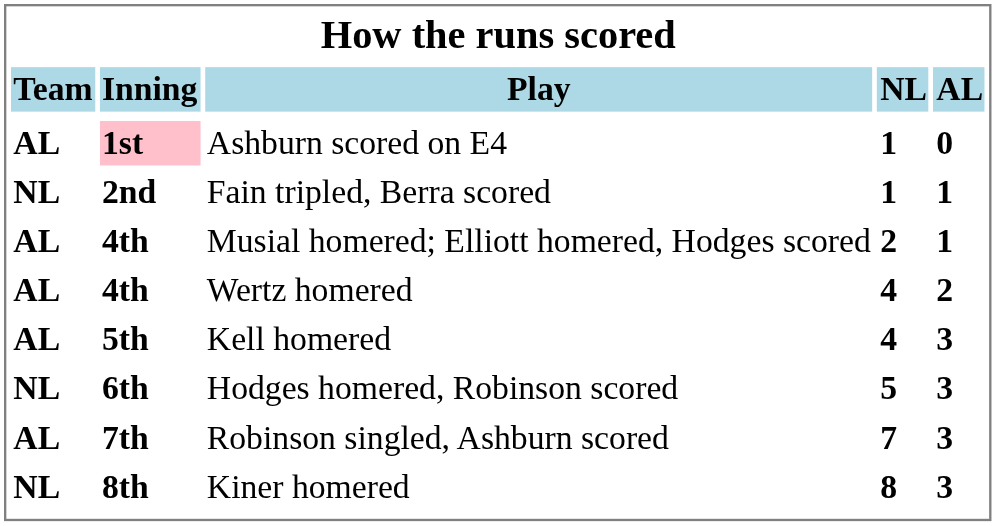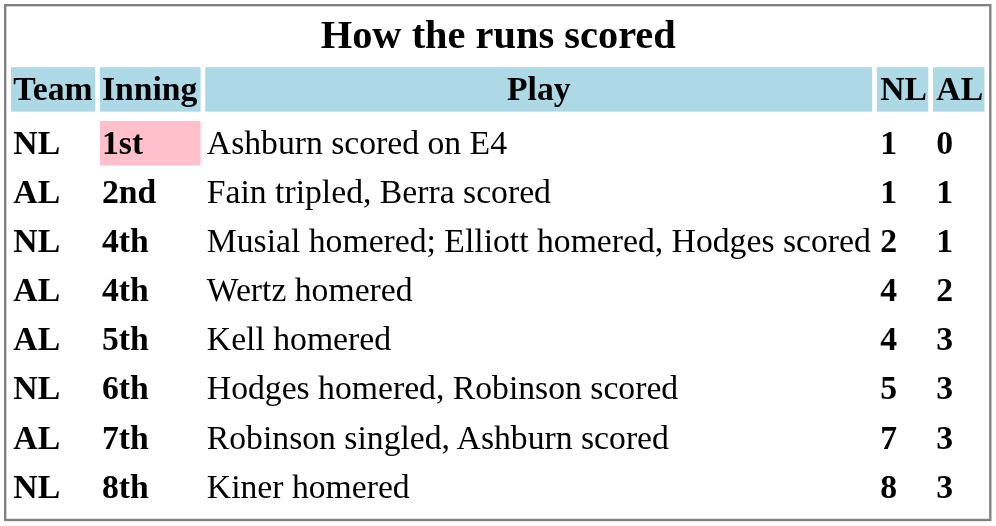(37, 142) AL -> (37, 142) NL
(37, 191) NL -> (37, 191) AL
(37, 240) AL -> (37, 240) NL
